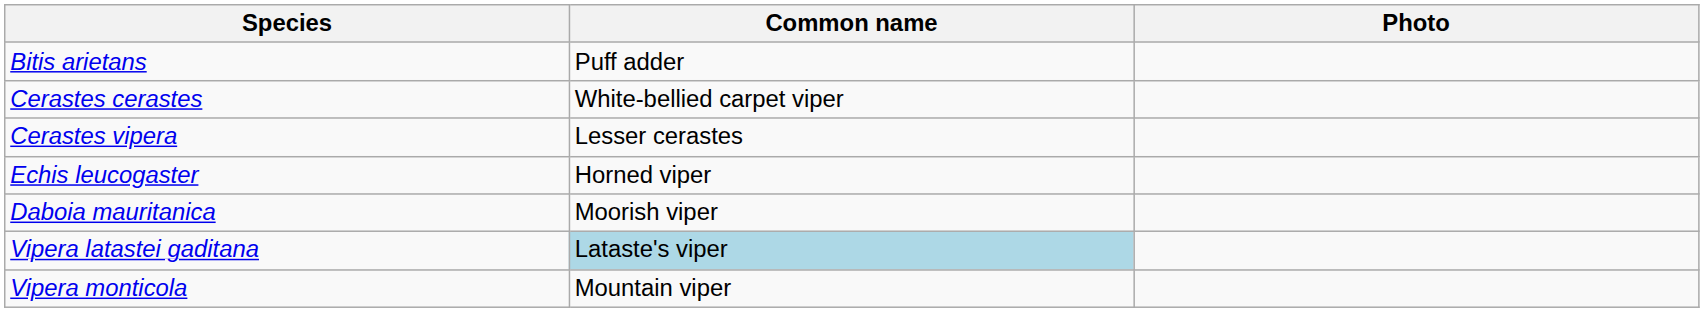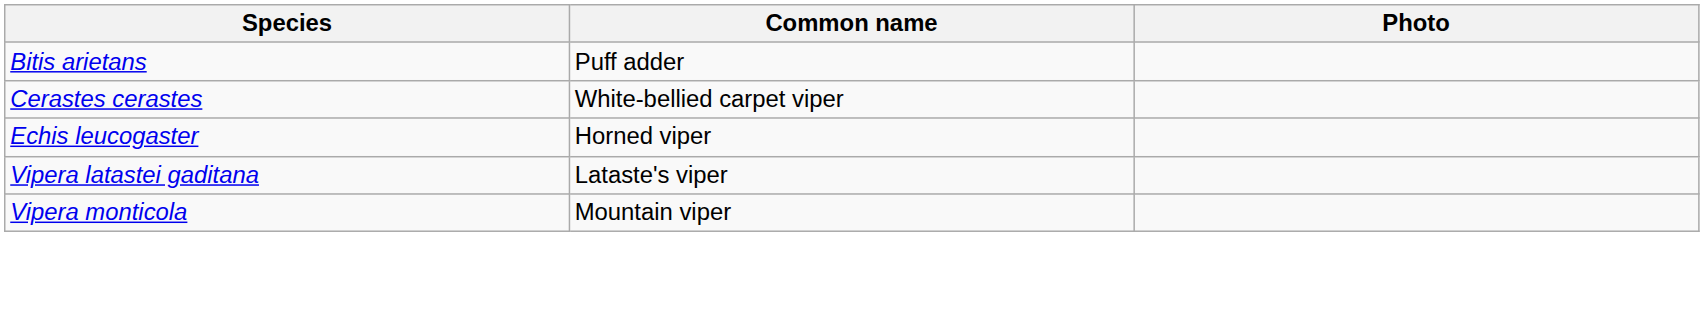- row: (94, 136)
- row: (113, 212)
(651, 250) lightblue background -> (651, 174) no background
